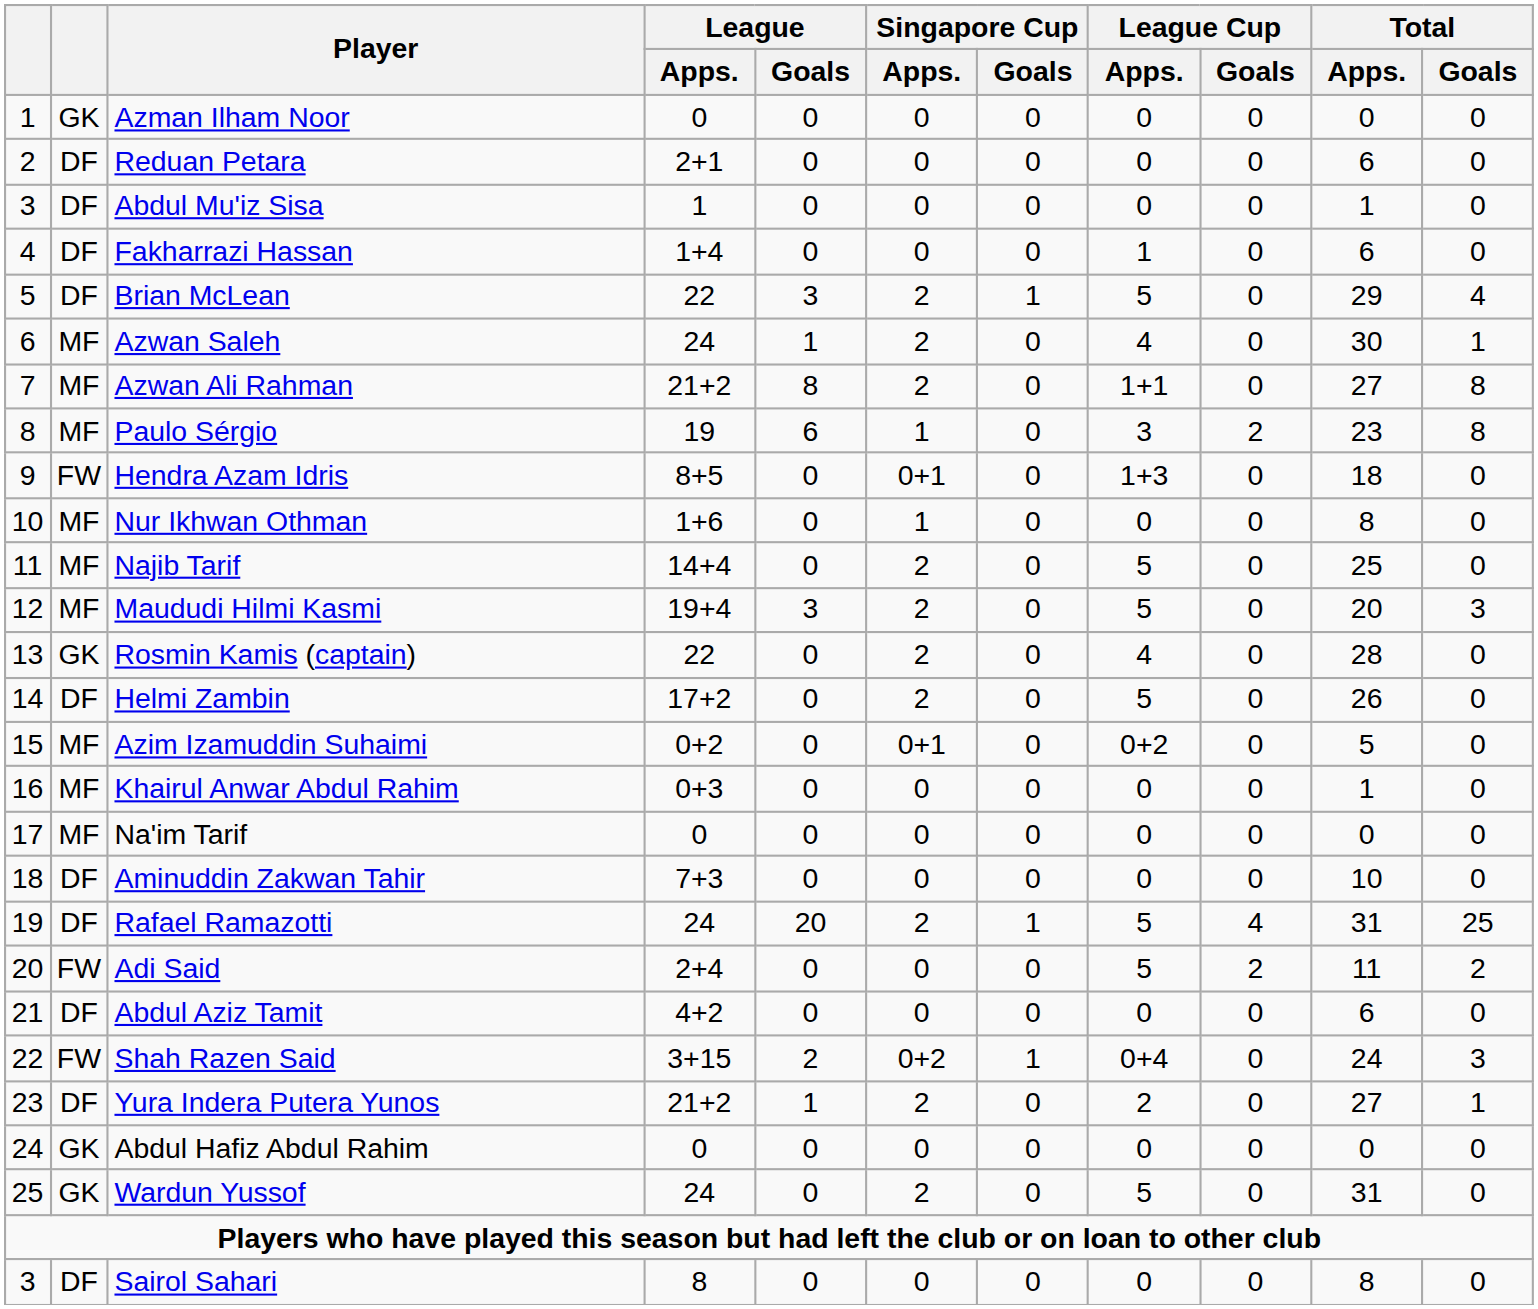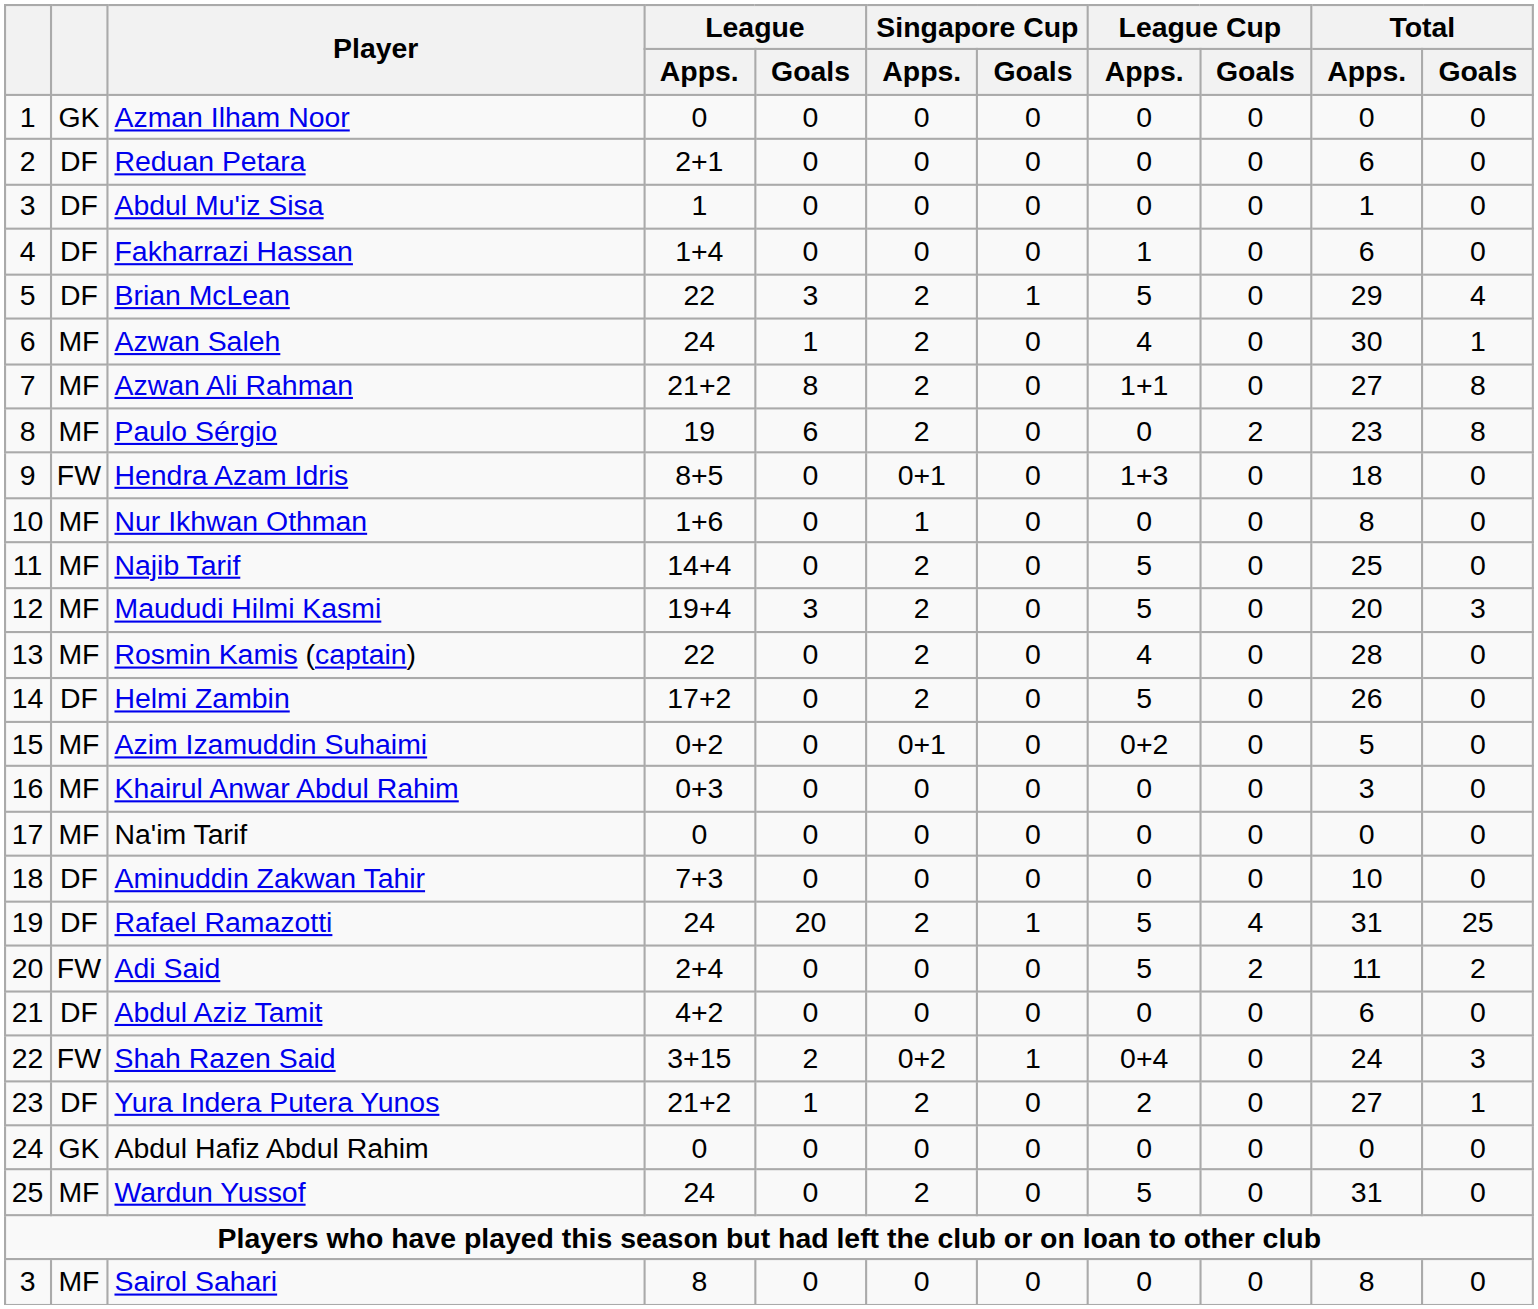(922, 430) 1 -> (922, 430) 2
(1144, 430) 3 -> (1144, 430) 0
(79, 654) GK -> (79, 654) MF
(1367, 789) 1 -> (1367, 789) 3
(79, 1192) GK -> (79, 1192) MF
(79, 1282) DF -> (79, 1282) MF
